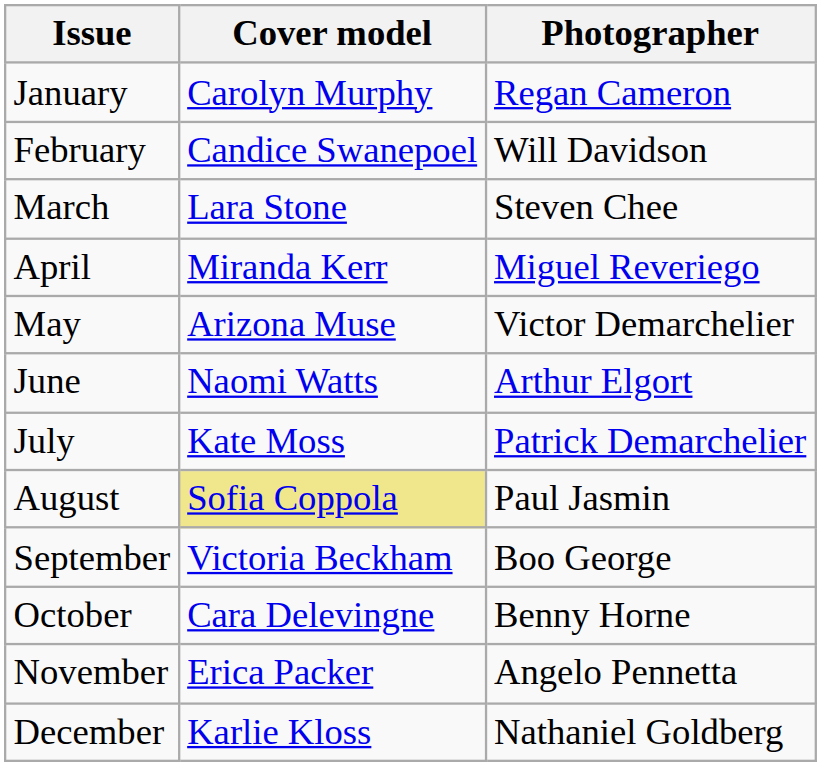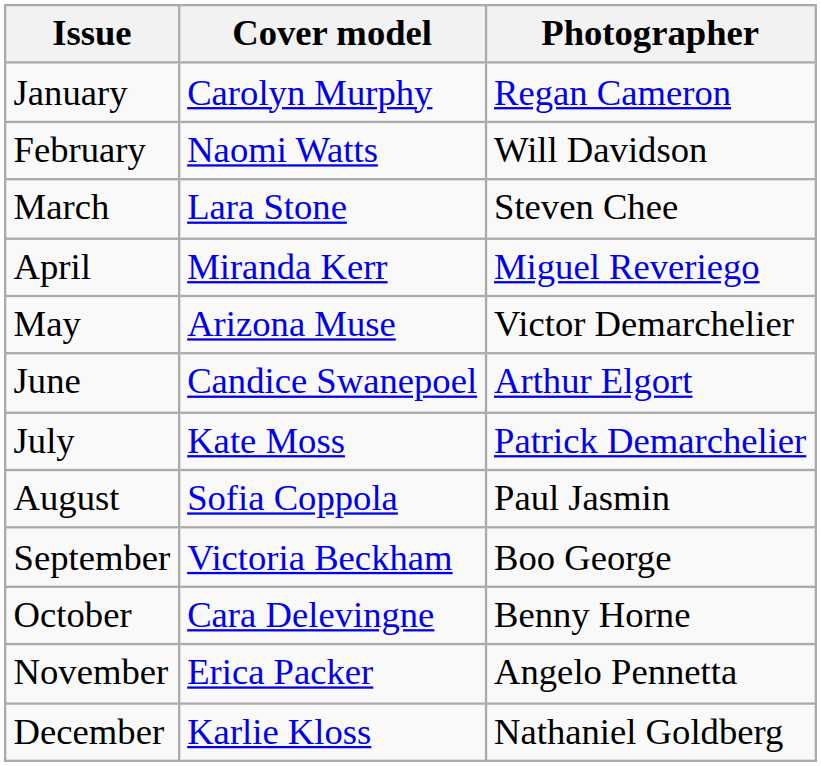(332, 149) Candice Swanepoel -> (283, 149) Naomi Watts
(283, 382) Naomi Watts -> (332, 382) Candice Swanepoel
(293, 498) khaki background -> (293, 498) no background
